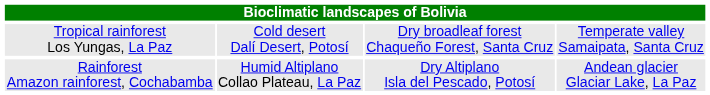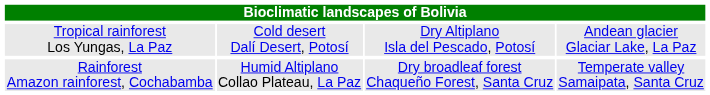(460, 40) Dry broadleaf forest Chaqueño Forest, Santa Cruz -> (460, 40) Dry Altiplano Isla del Pescado, Potosí
(631, 40) Temperate valley Samaipata, Santa Cruz -> (631, 40) Andean glacier Glaciar Lake, La Paz
(460, 75) Dry Altiplano Isla del Pescado, Potosí -> (460, 75) Dry broadleaf forest Chaqueño Forest, Santa Cruz
(631, 75) Andean glacier Glaciar Lake, La Paz -> (631, 75) Temperate valley Samaipata, Santa Cruz
